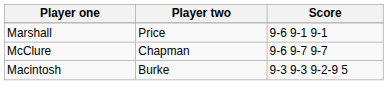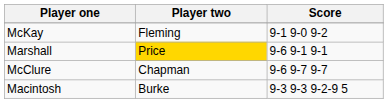+ row: (25, 32)
(152, 32) no background -> (152, 51) gold background
